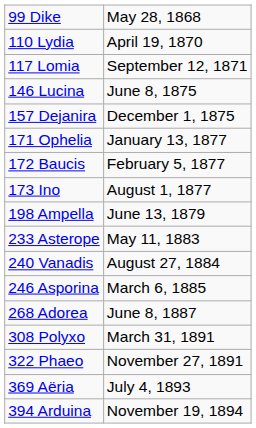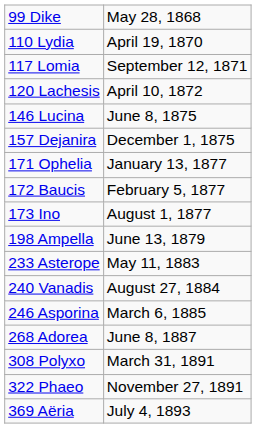+ row: (54, 91)
- row: (50, 411)
